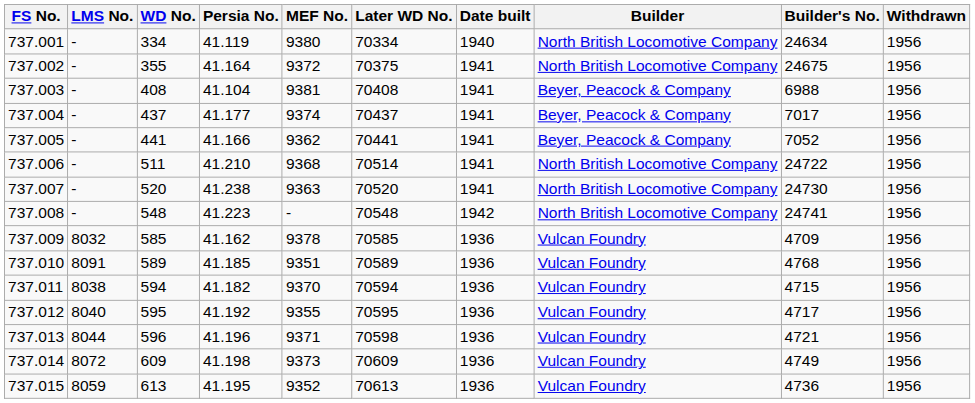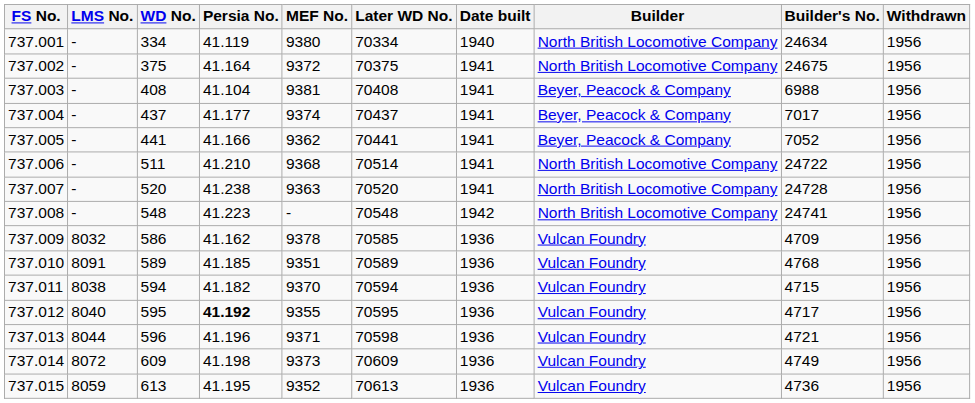(154, 66) 355 -> (154, 66) 375
(806, 189) 24730 -> (806, 189) 24728
(154, 238) 585 -> (154, 238) 586
(227, 312) normal -> (227, 312) bold
